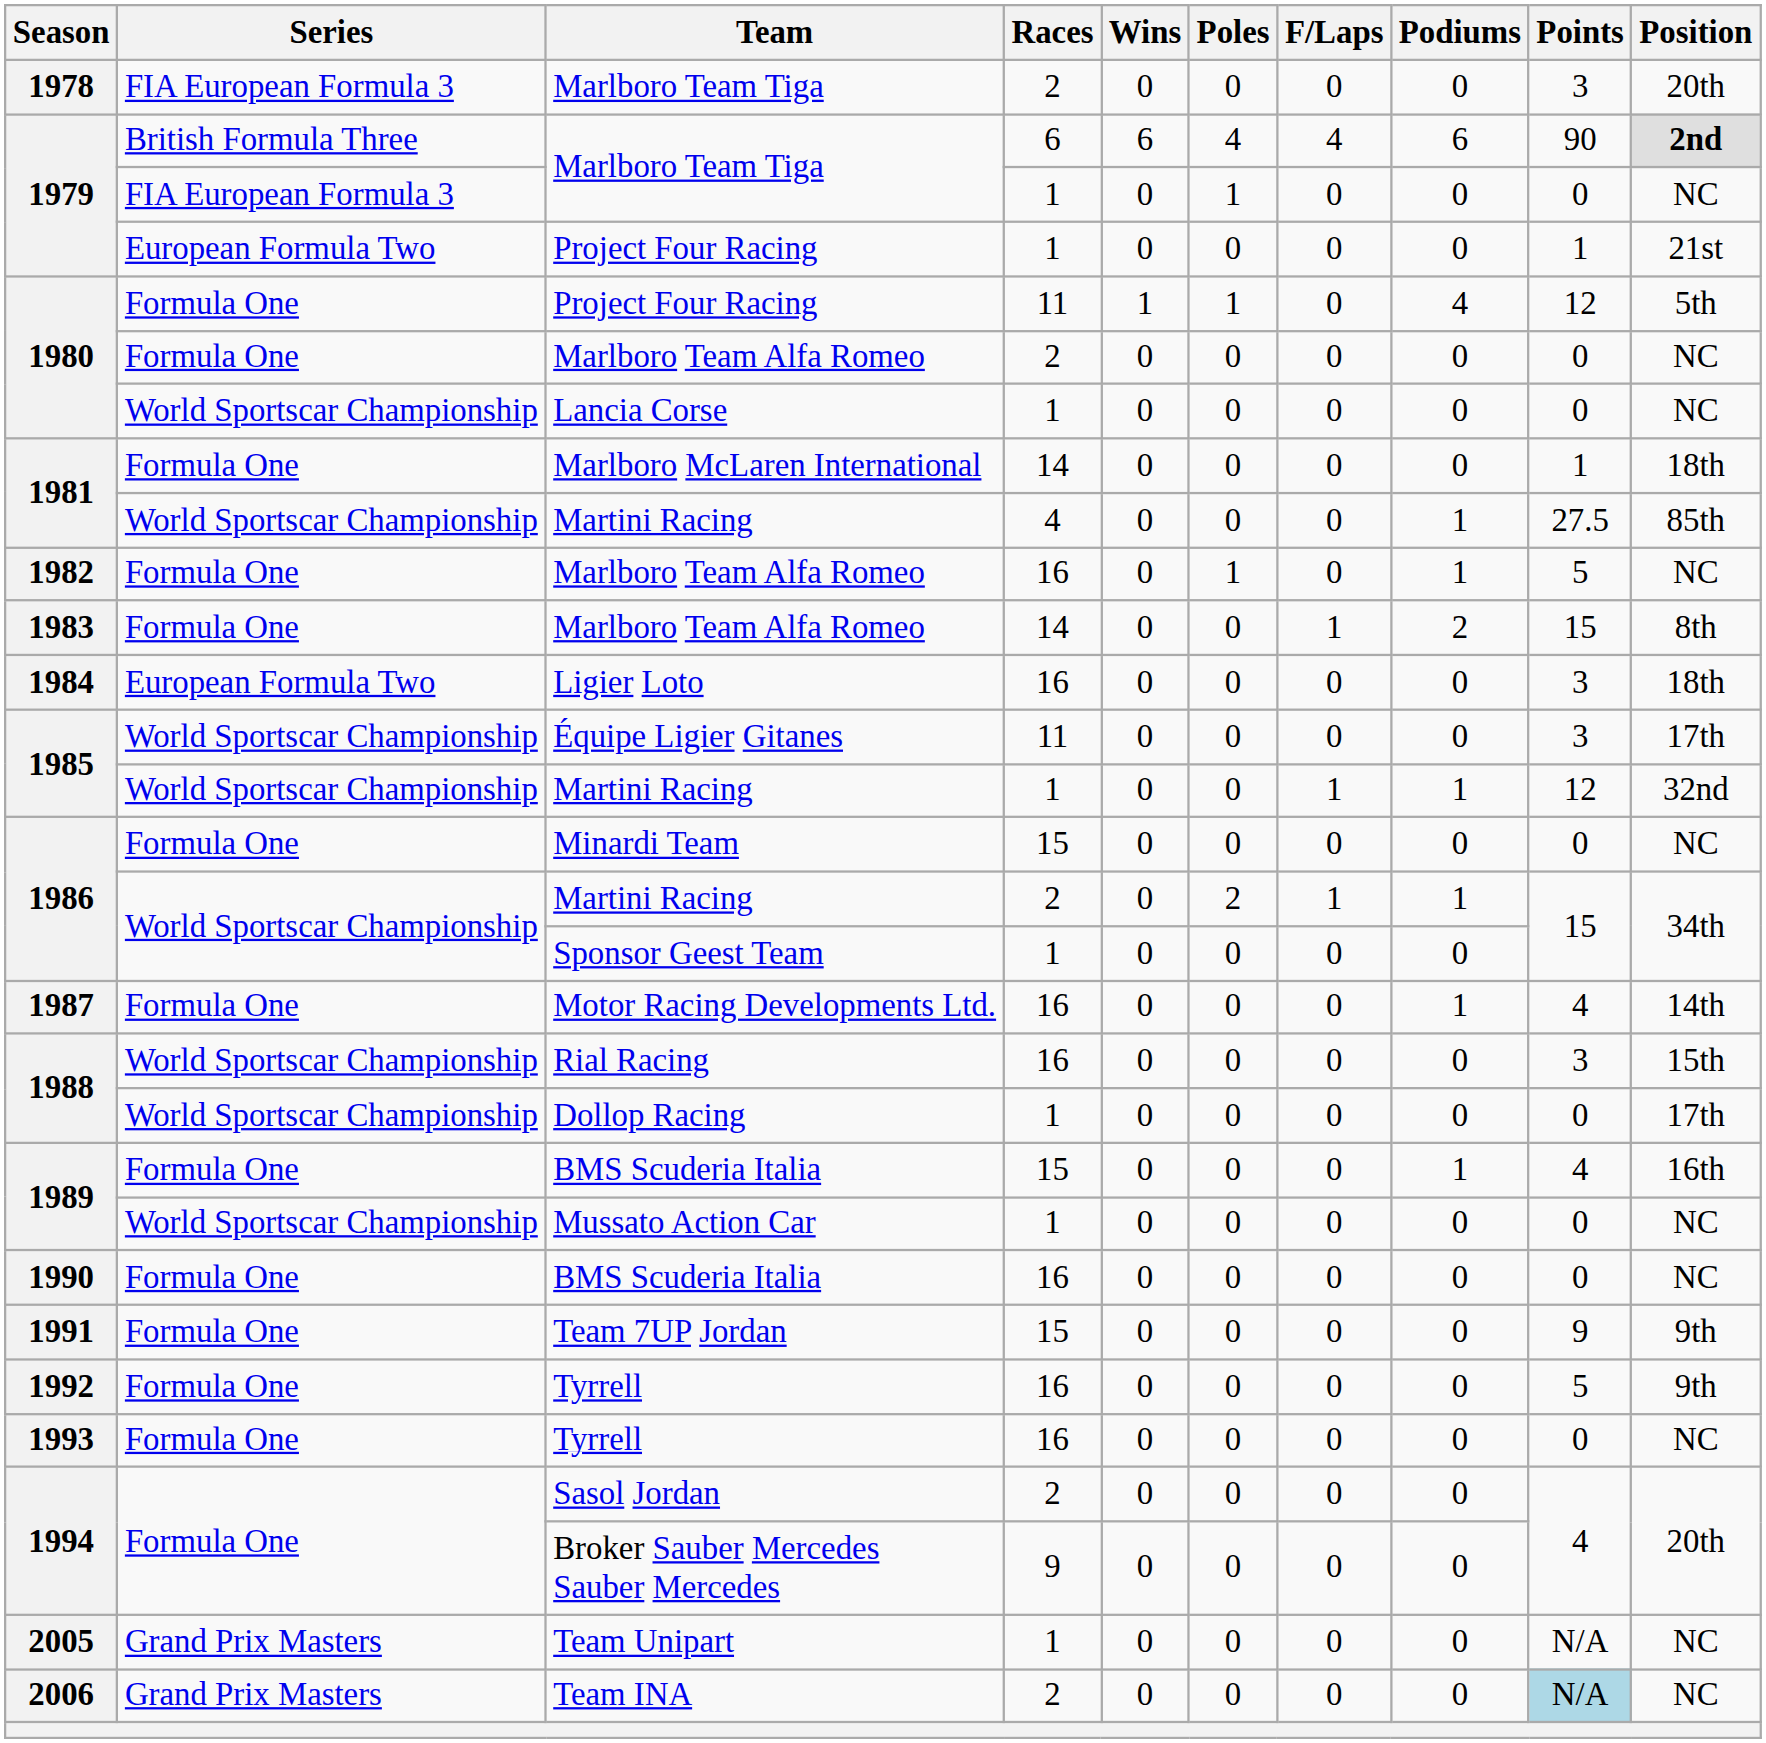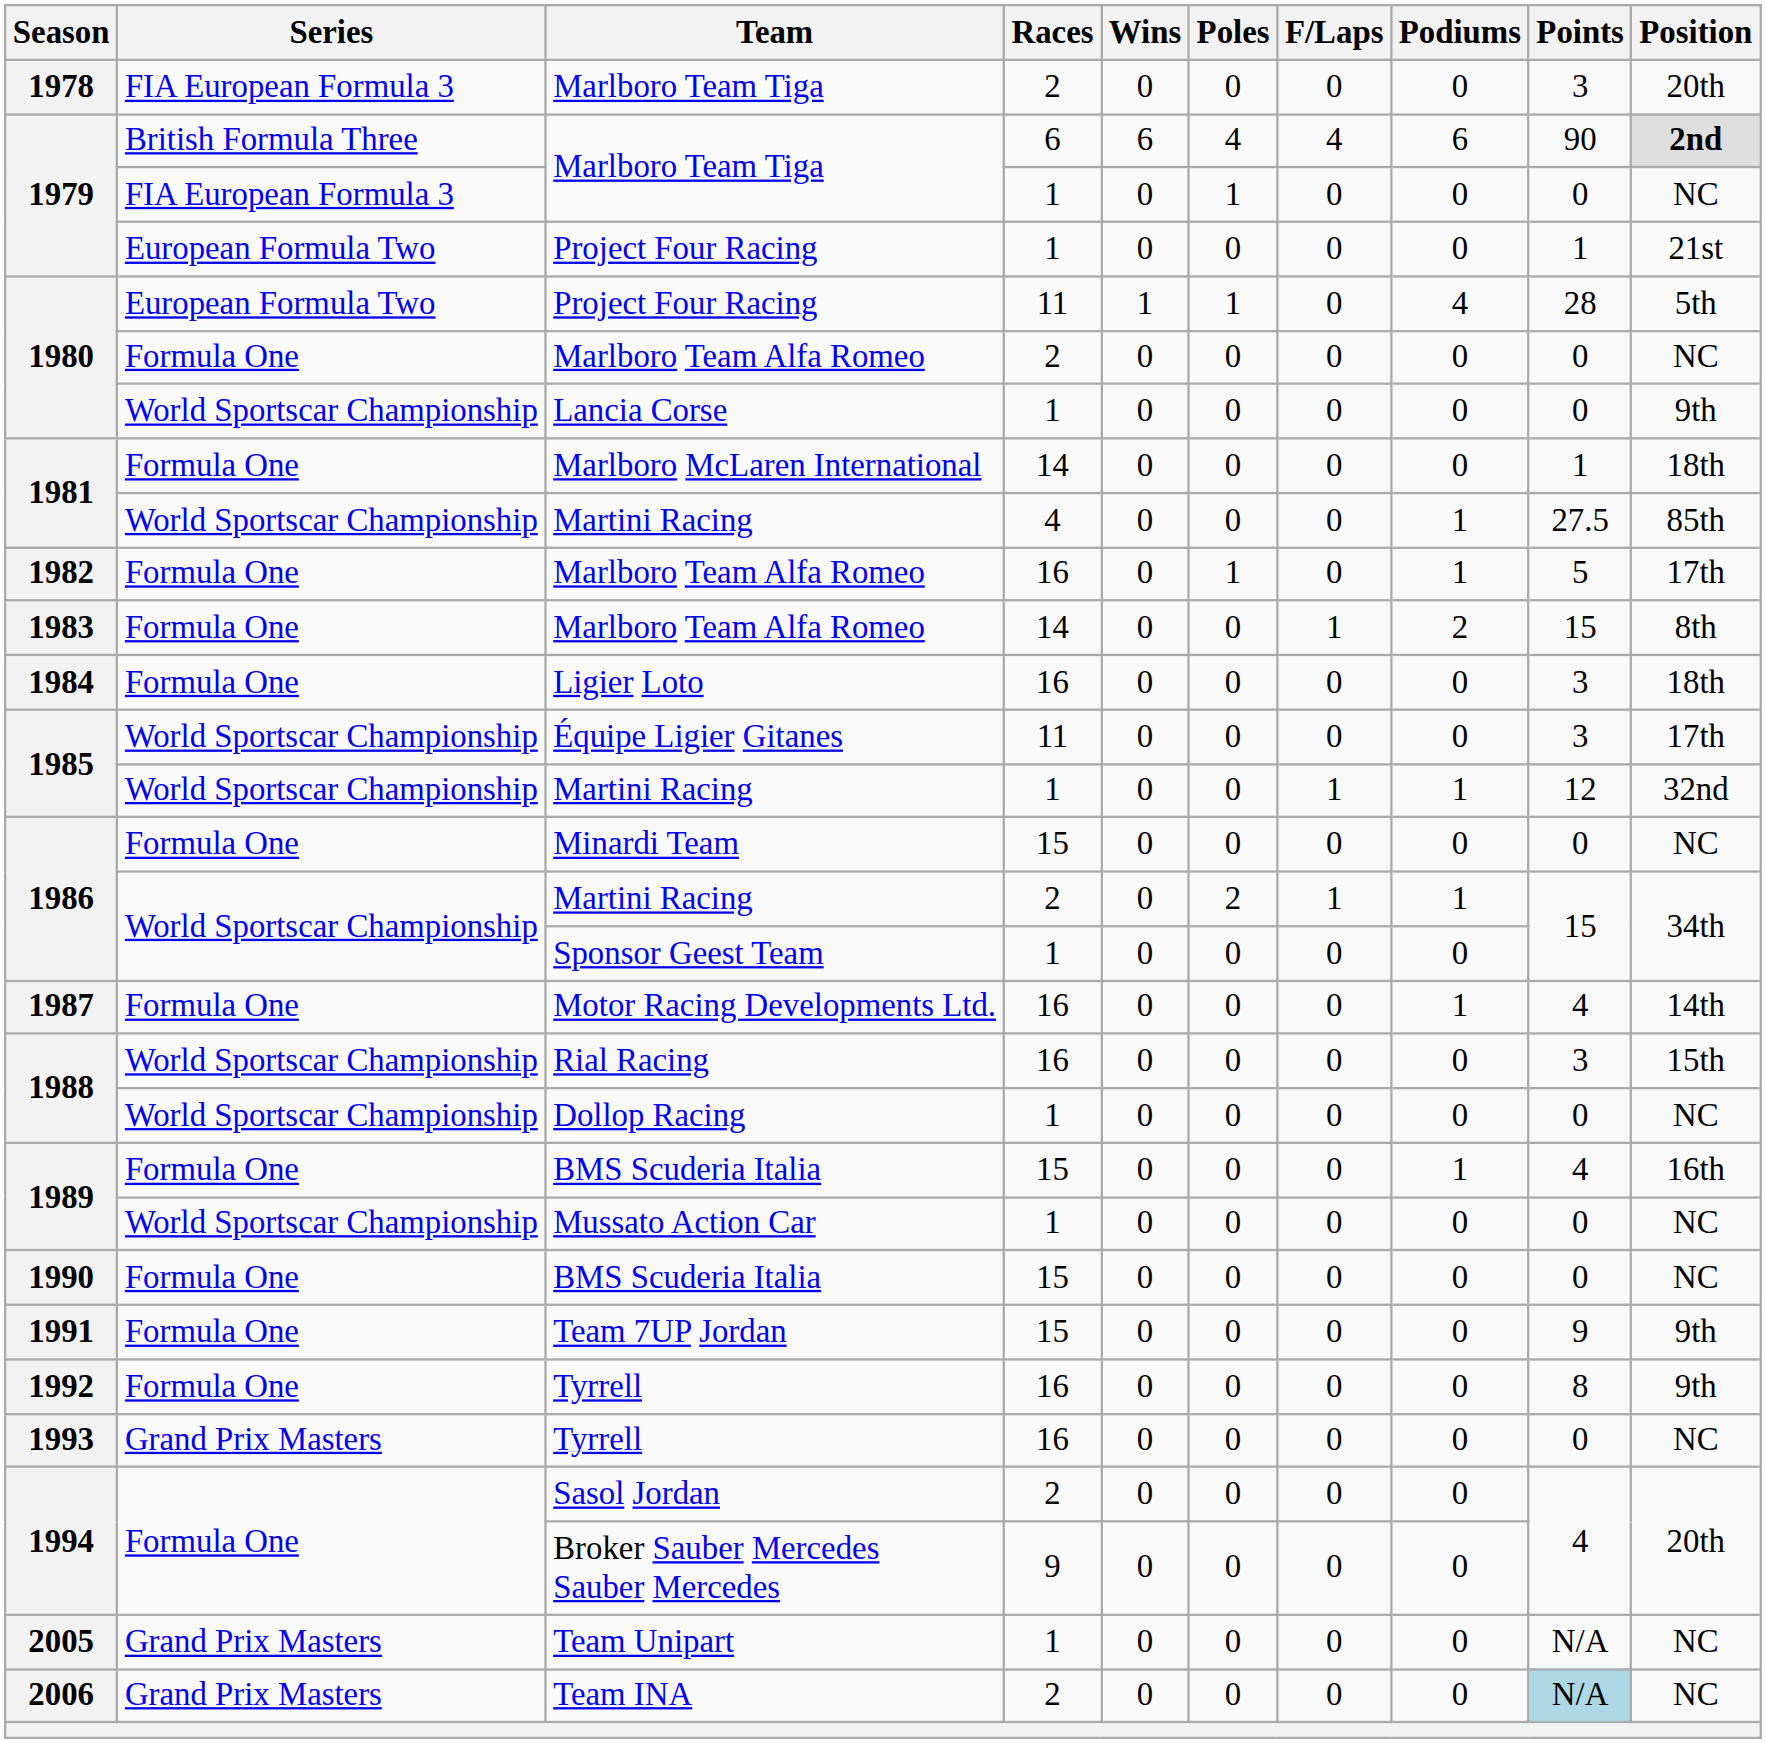(212, 302) Formula One -> (280, 302) European Formula Two
(1580, 302) 12 -> (1580, 302) 28
(1696, 411) NC -> (1696, 411) 9th
(1696, 573) NC -> (1696, 573) 17th
(280, 681) European Formula Two -> (212, 681) Formula One
(1696, 1114) 17th -> (1696, 1114) NC
(1052, 1277) 16 -> (1052, 1277) 15
(1580, 1385) 5 -> (1580, 1385) 8
(212, 1439) Formula One -> (253, 1439) Grand Prix Masters
